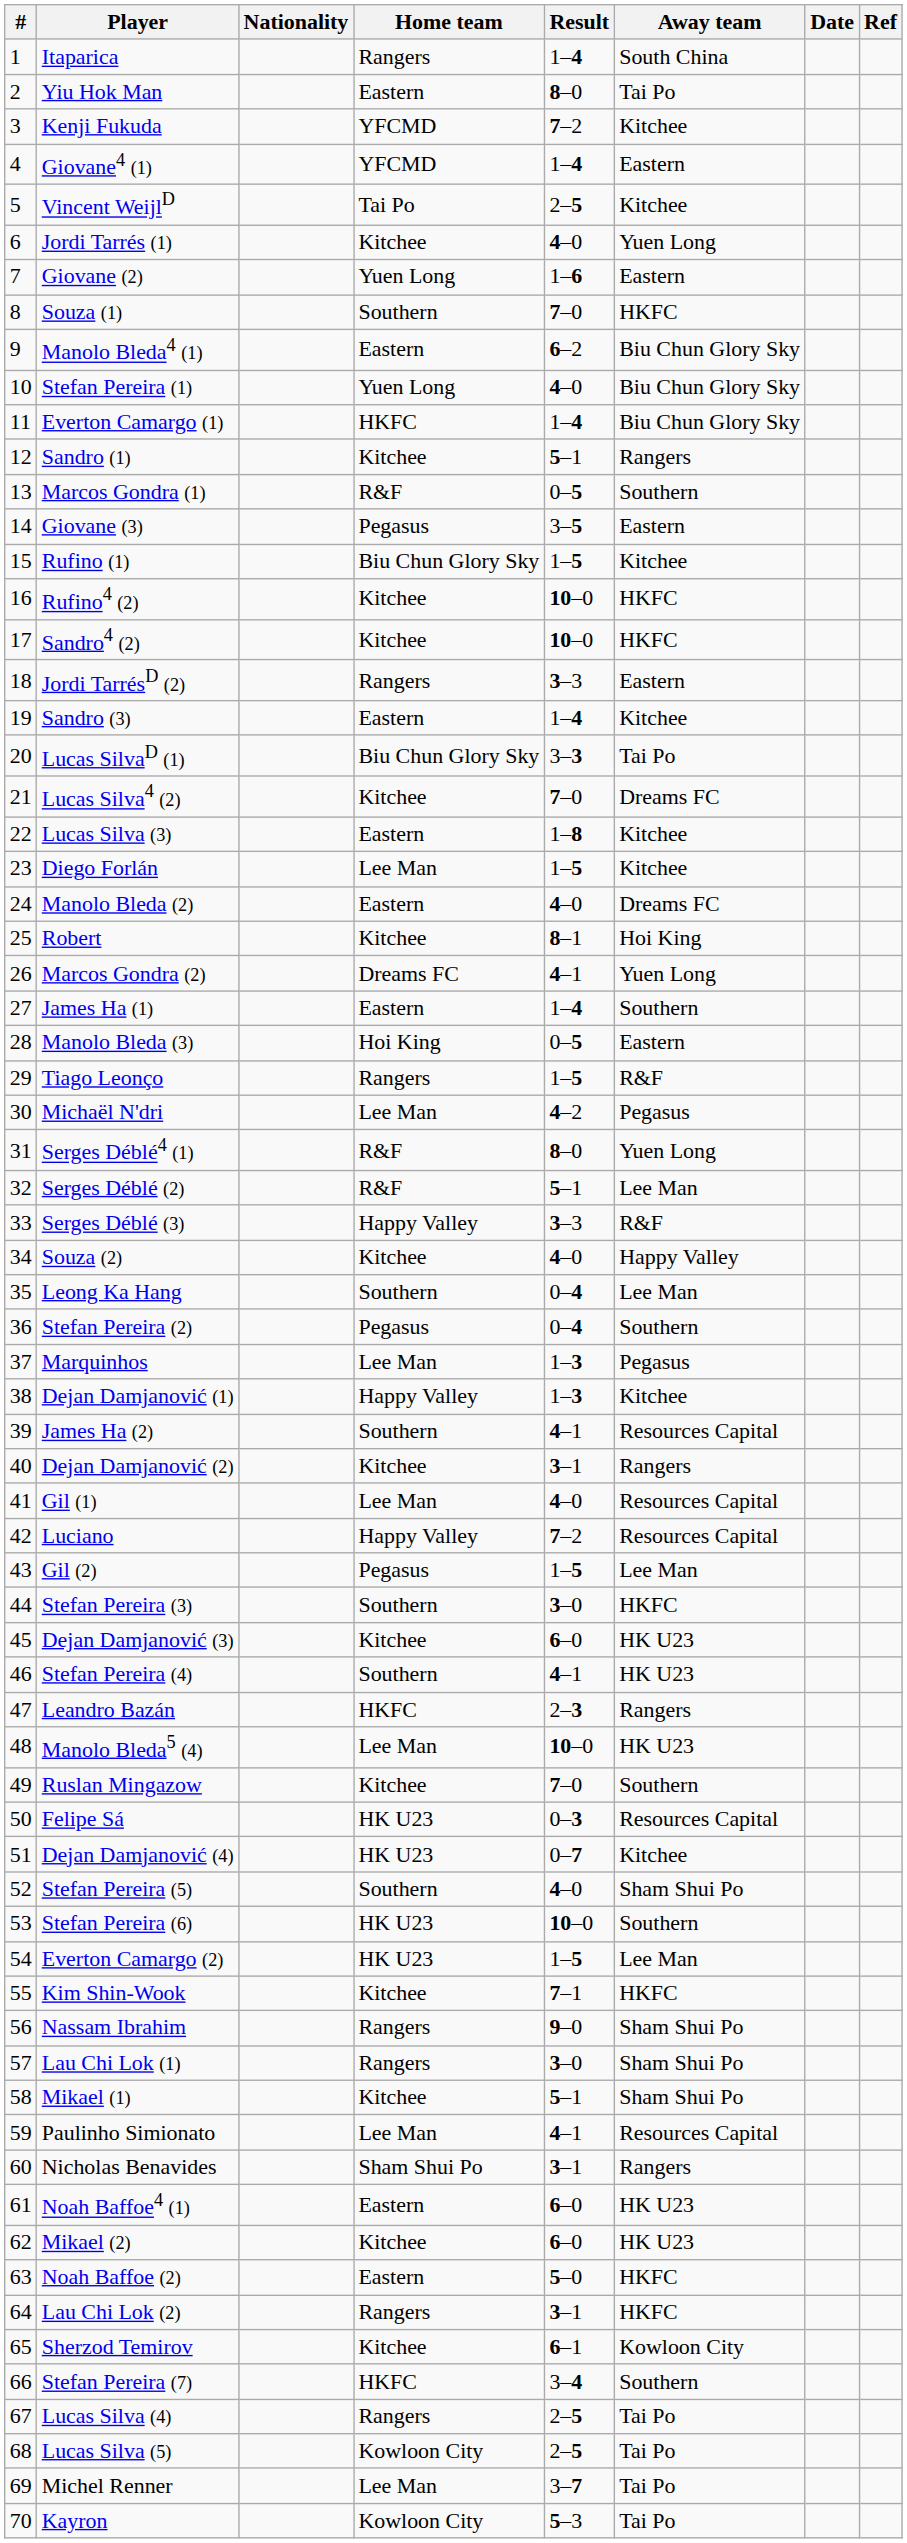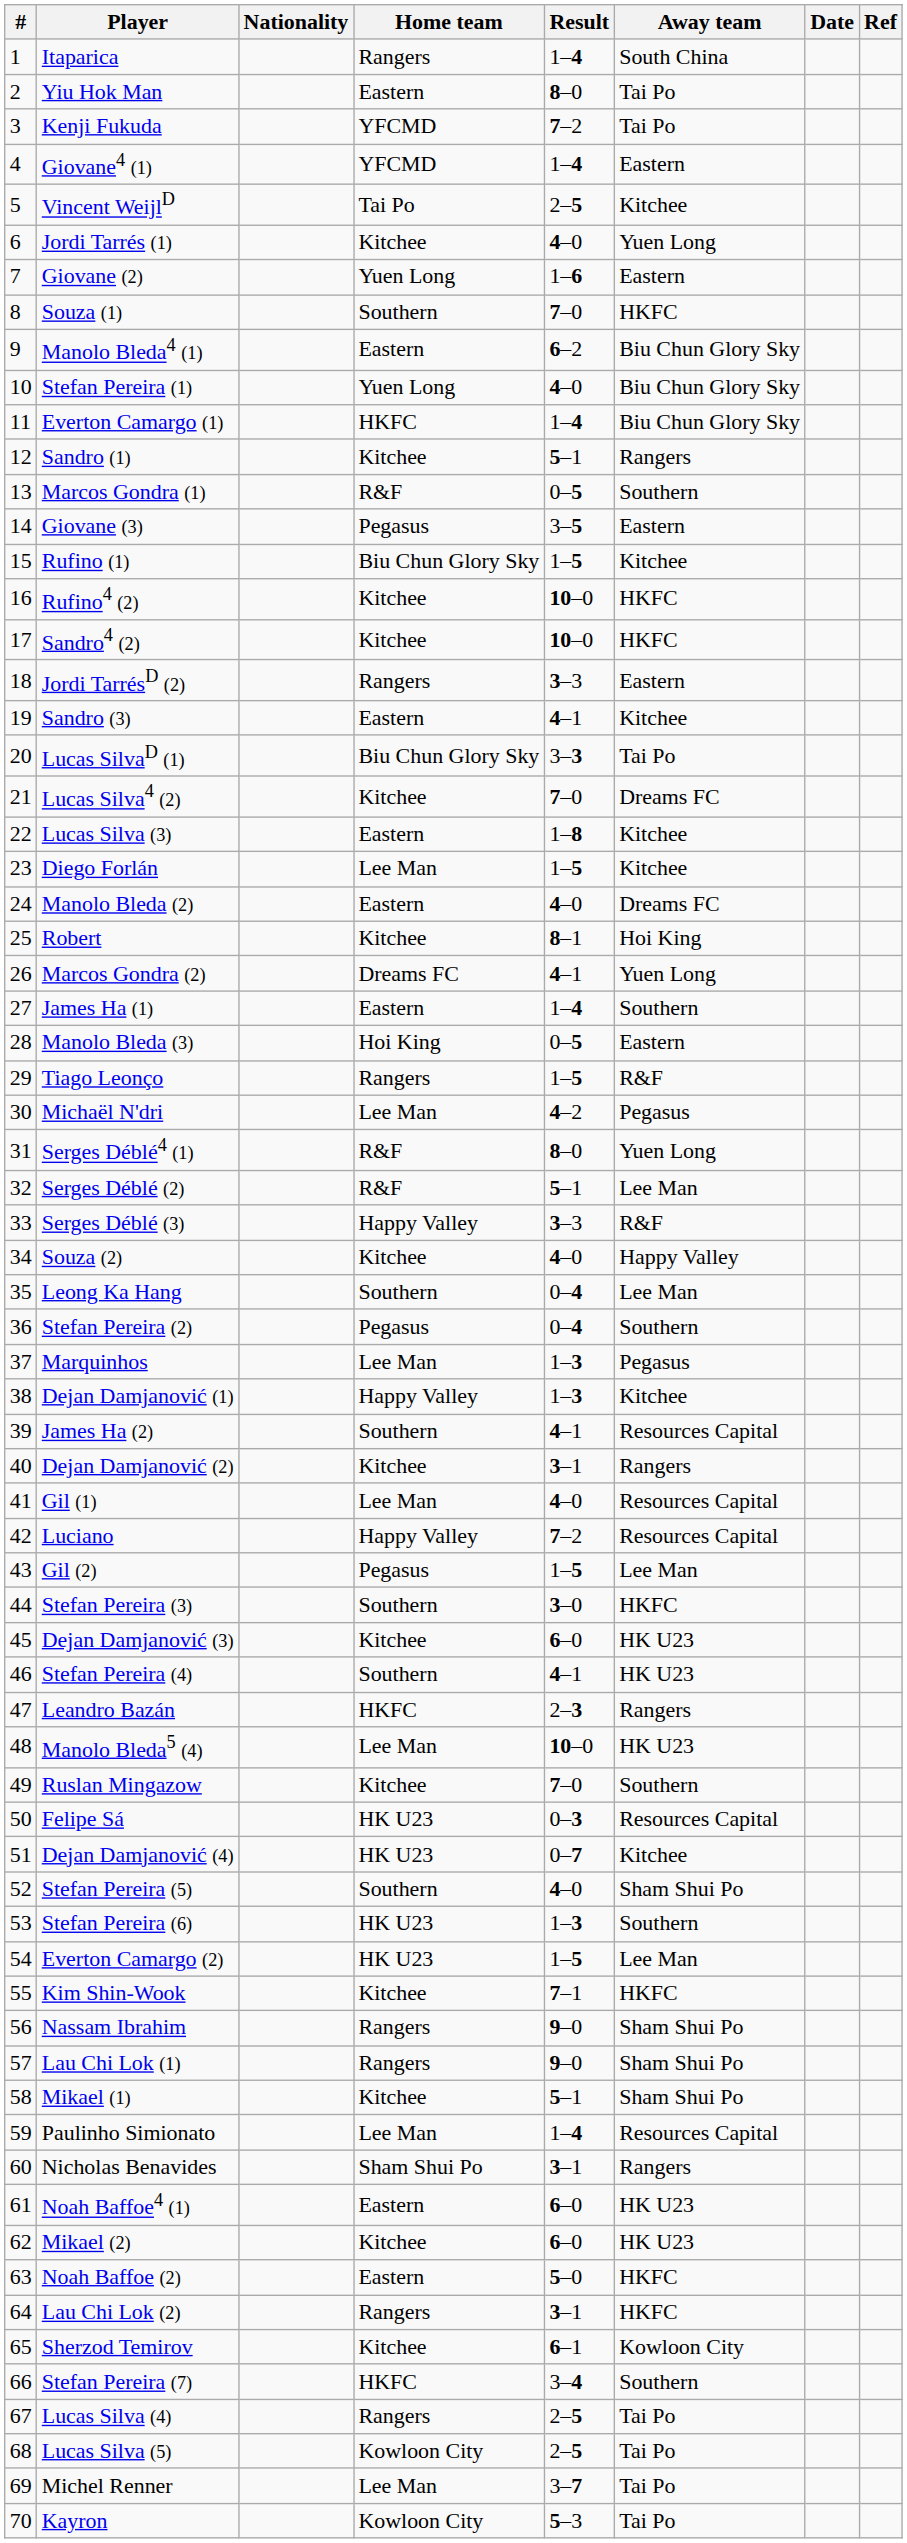(653, 126) Kitchee -> (647, 126) Tai Po
(566, 717) 1–4 -> (566, 717) 4–1
(571, 1923) 10–0 -> (566, 1923) 1–3
(566, 2062) 3–0 -> (566, 2062) 9–0
(566, 2132) 4–1 -> (566, 2132) 1–4
